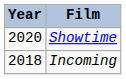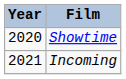(25, 62) 2018 -> (25, 62) 2021
